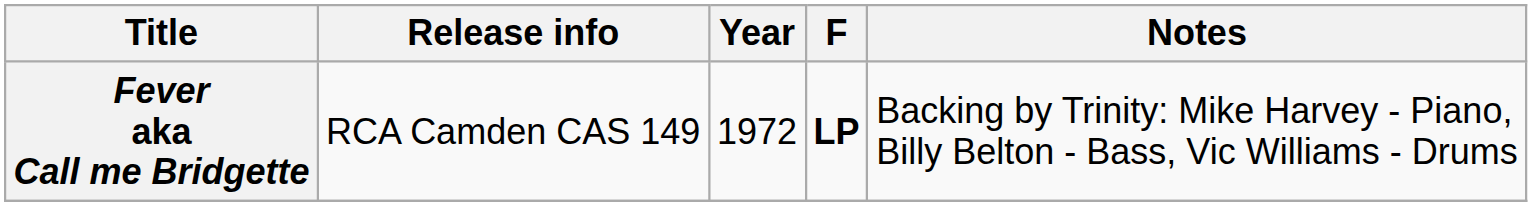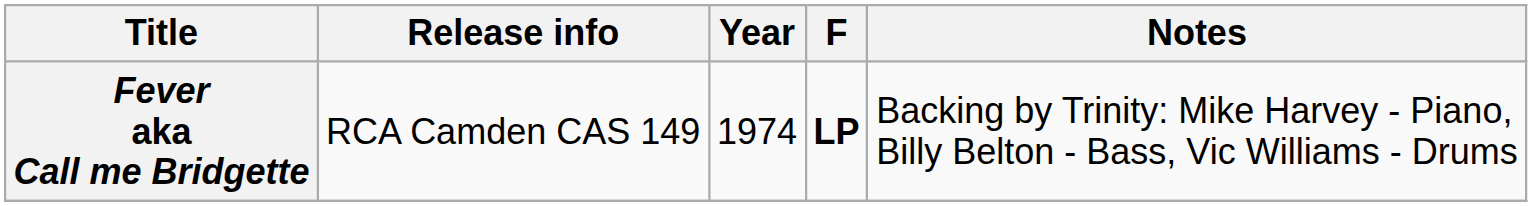(757, 130) 1972 -> (757, 130) 1974
